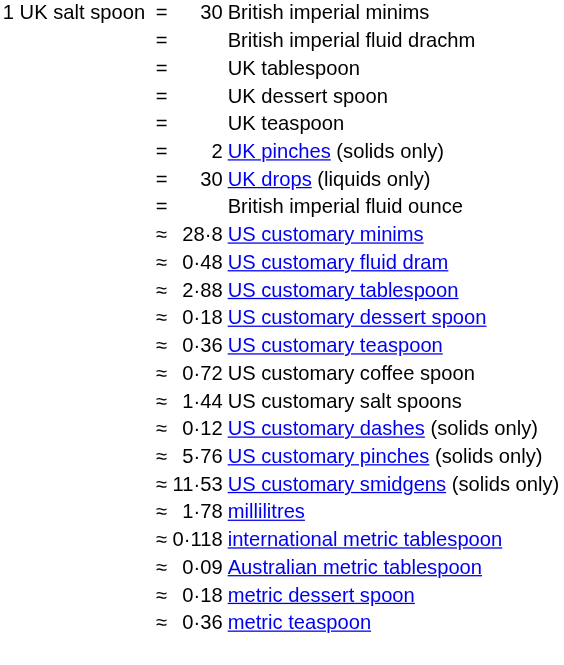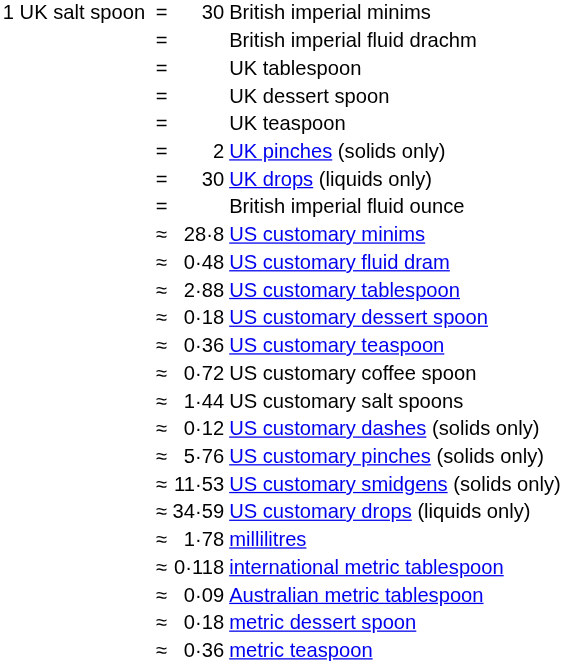+ row: (380, 511)
